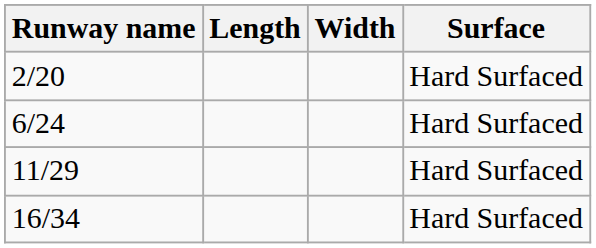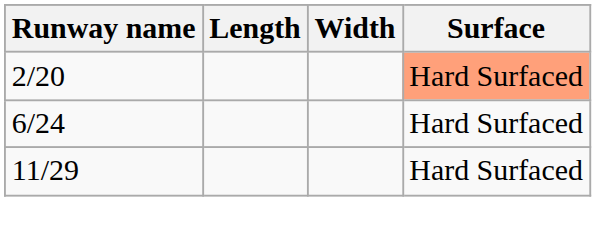(496, 75) no background -> (496, 75) lightsalmon background
- row: (46, 218)
